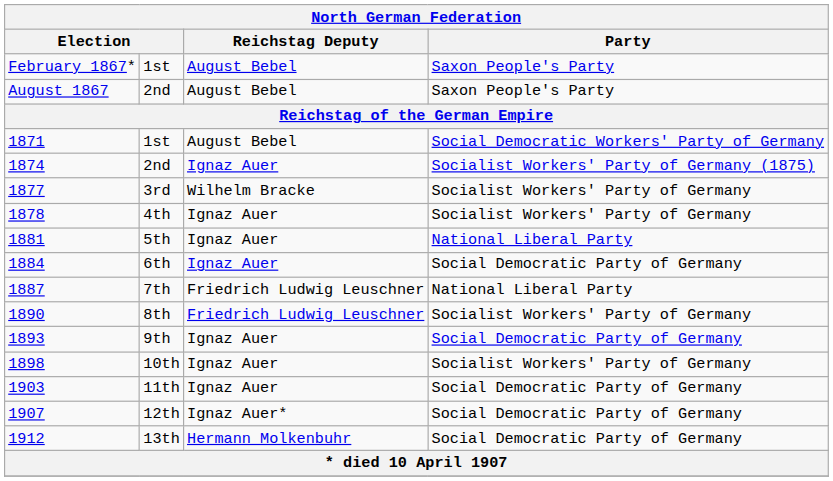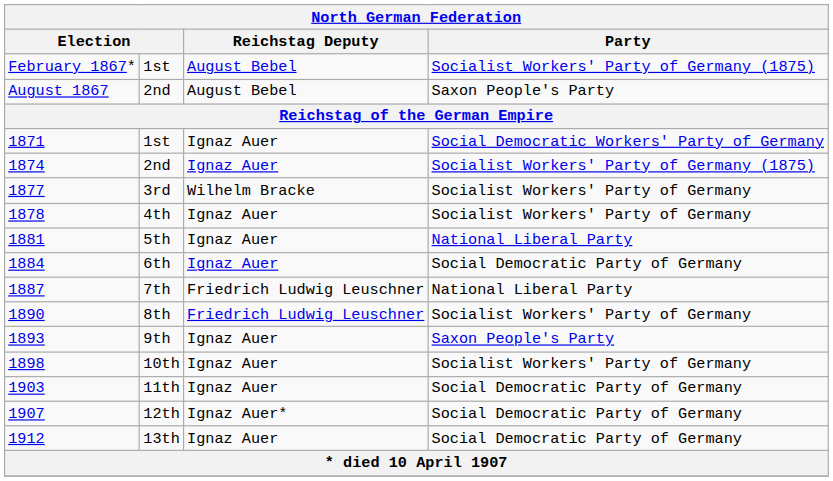(523, 67) Saxon People's Party -> (623, 67) Socialist Workers' Party of Germany (1875)
(242, 141) August Bebel -> (233, 141) Ignaz Auer
(587, 339) Social Democratic Party of Germany -> (523, 339) Saxon People's Party
(269, 438) Hermann Molkenbuhr -> (233, 438) Ignaz Auer
